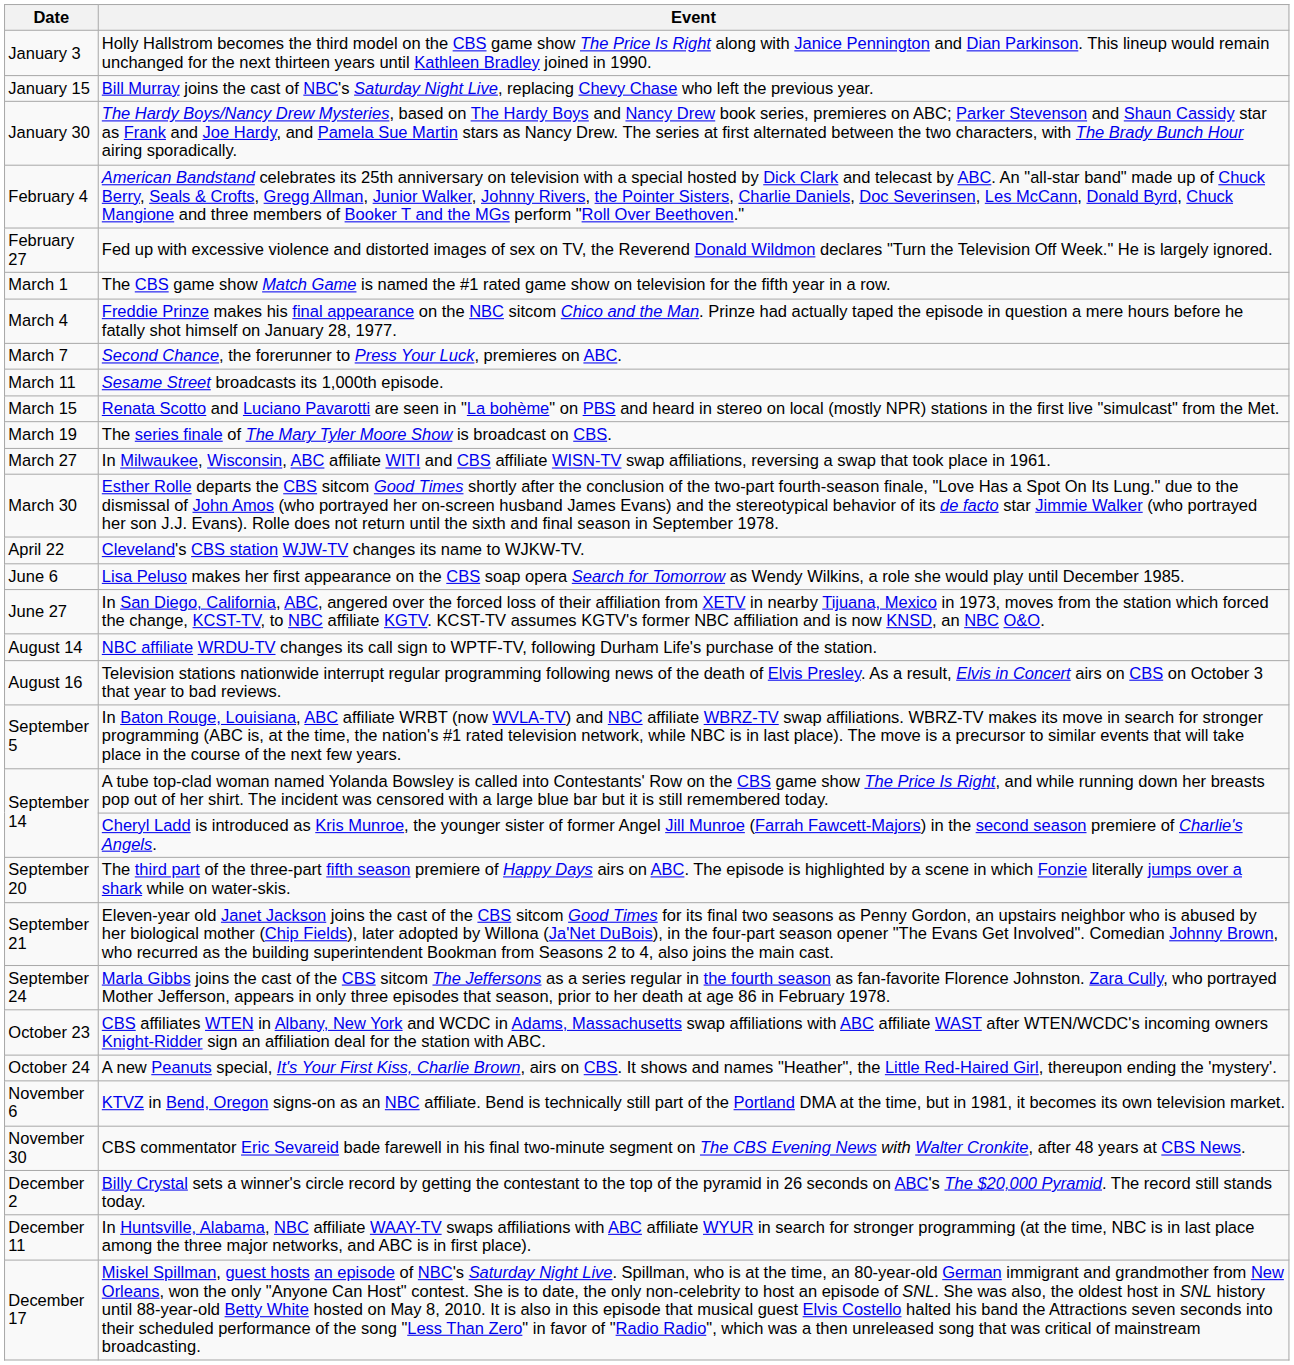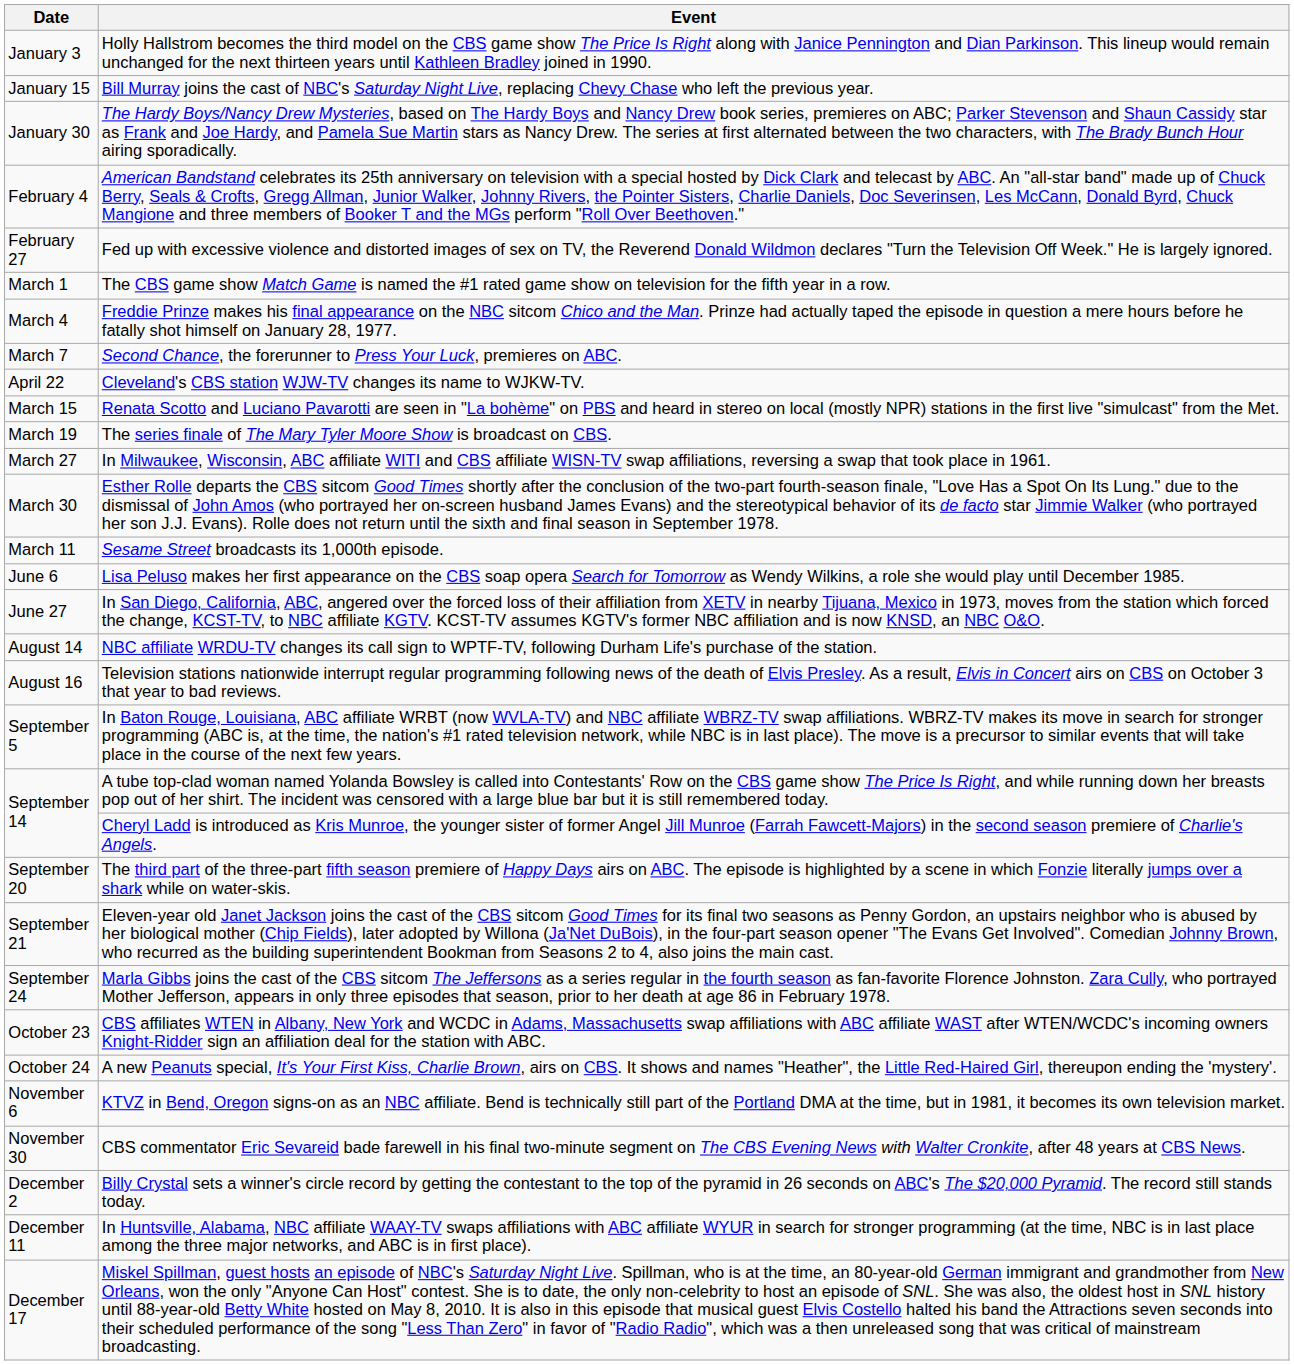rows swapped: (273, 382) <-> (343, 550)
